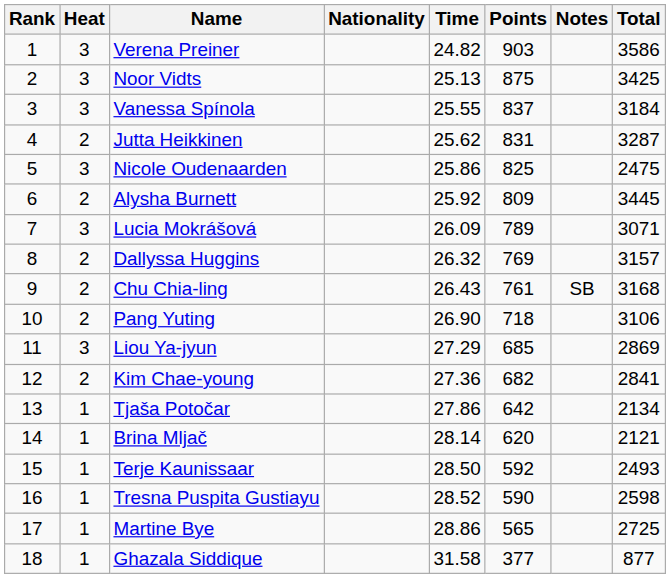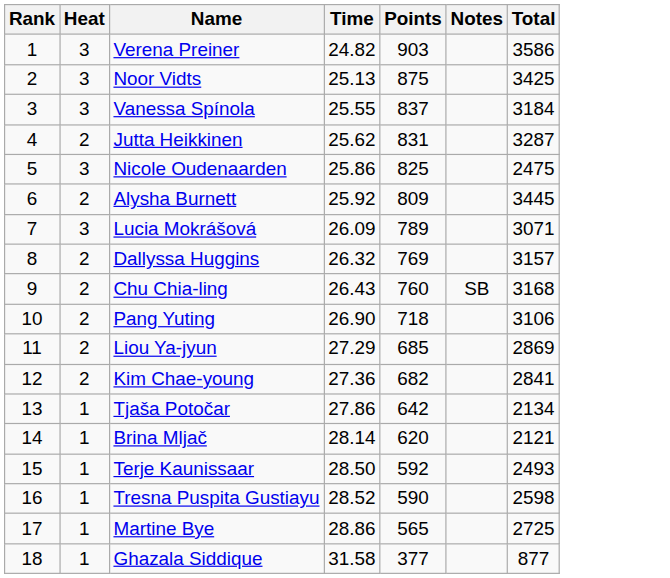- column: (376, 19)
(518, 288) 761 -> (413, 288) 760
(84, 348) 3 -> (84, 348) 2
